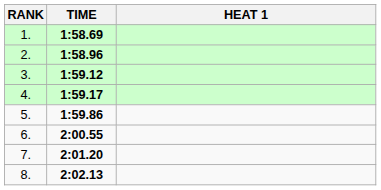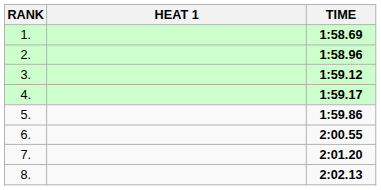columns swapped: (246, 15) <-> (82, 15)
